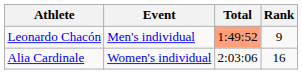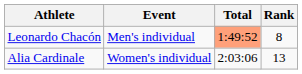(279, 37) 9 -> (279, 37) 8
(279, 58) 16 -> (279, 58) 13
